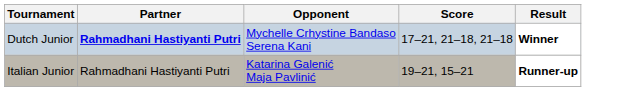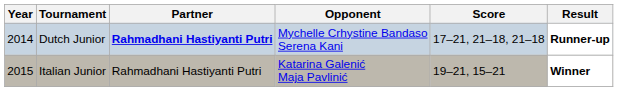+ column: (20, 14)
(538, 39) Winner -> (580, 39) Runner-up
(548, 71) Runner-up -> (570, 71) Winner
